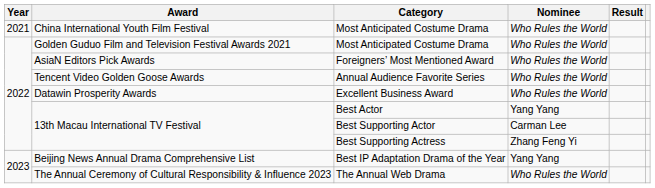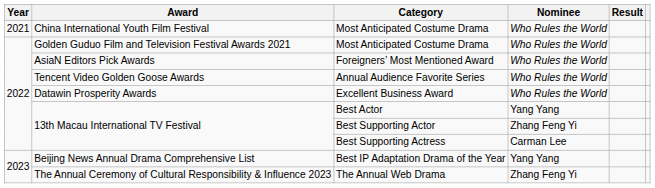(538, 126) Carman Lee -> (544, 126) Zhang Feng Yi
(544, 142) Zhang Feng Yi -> (538, 142) Carman Lee
(559, 175) Who Rules the World -> (544, 175) Zhang Feng Yi
